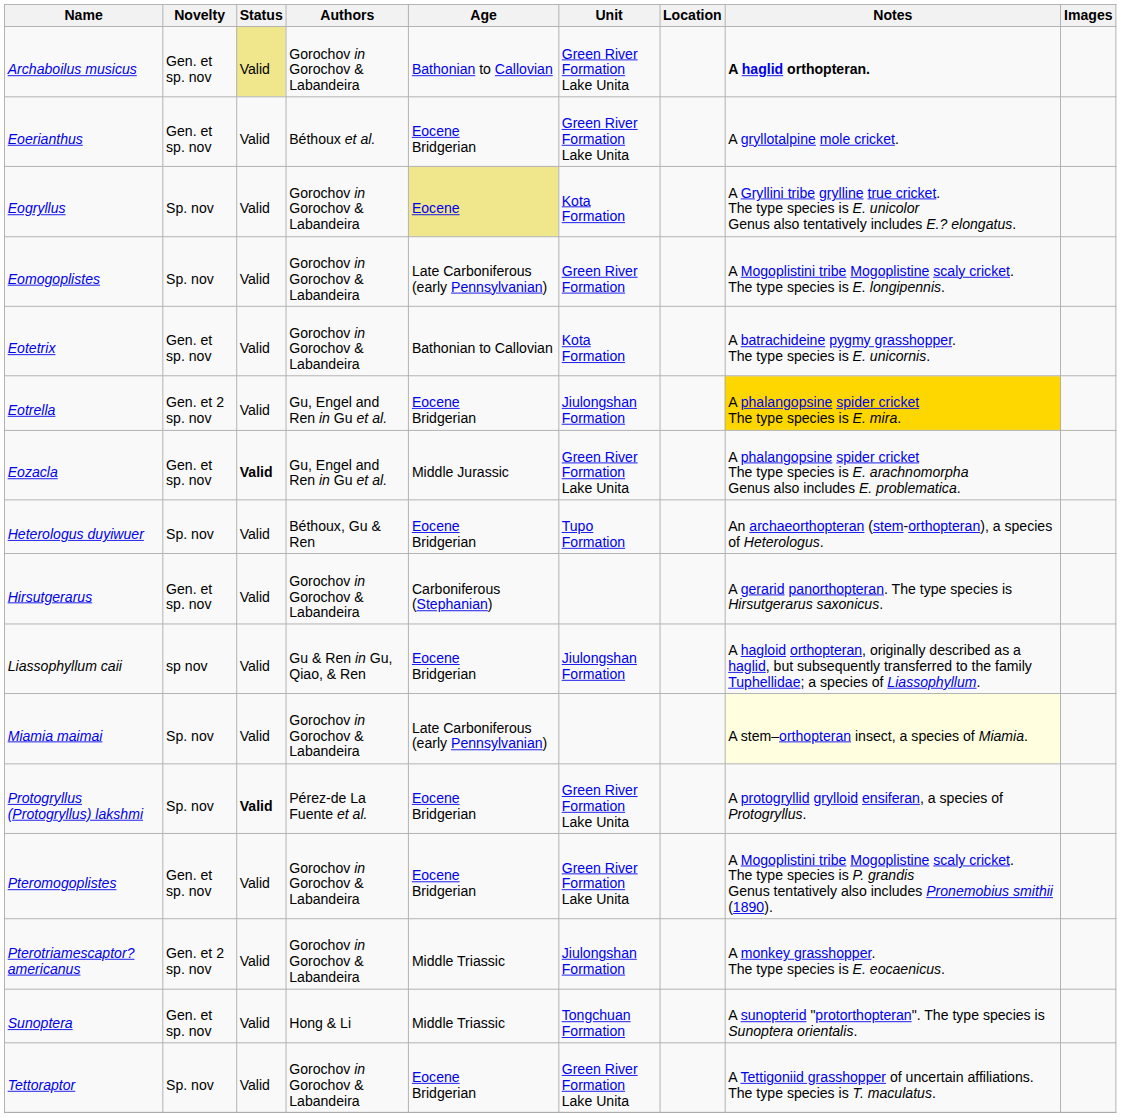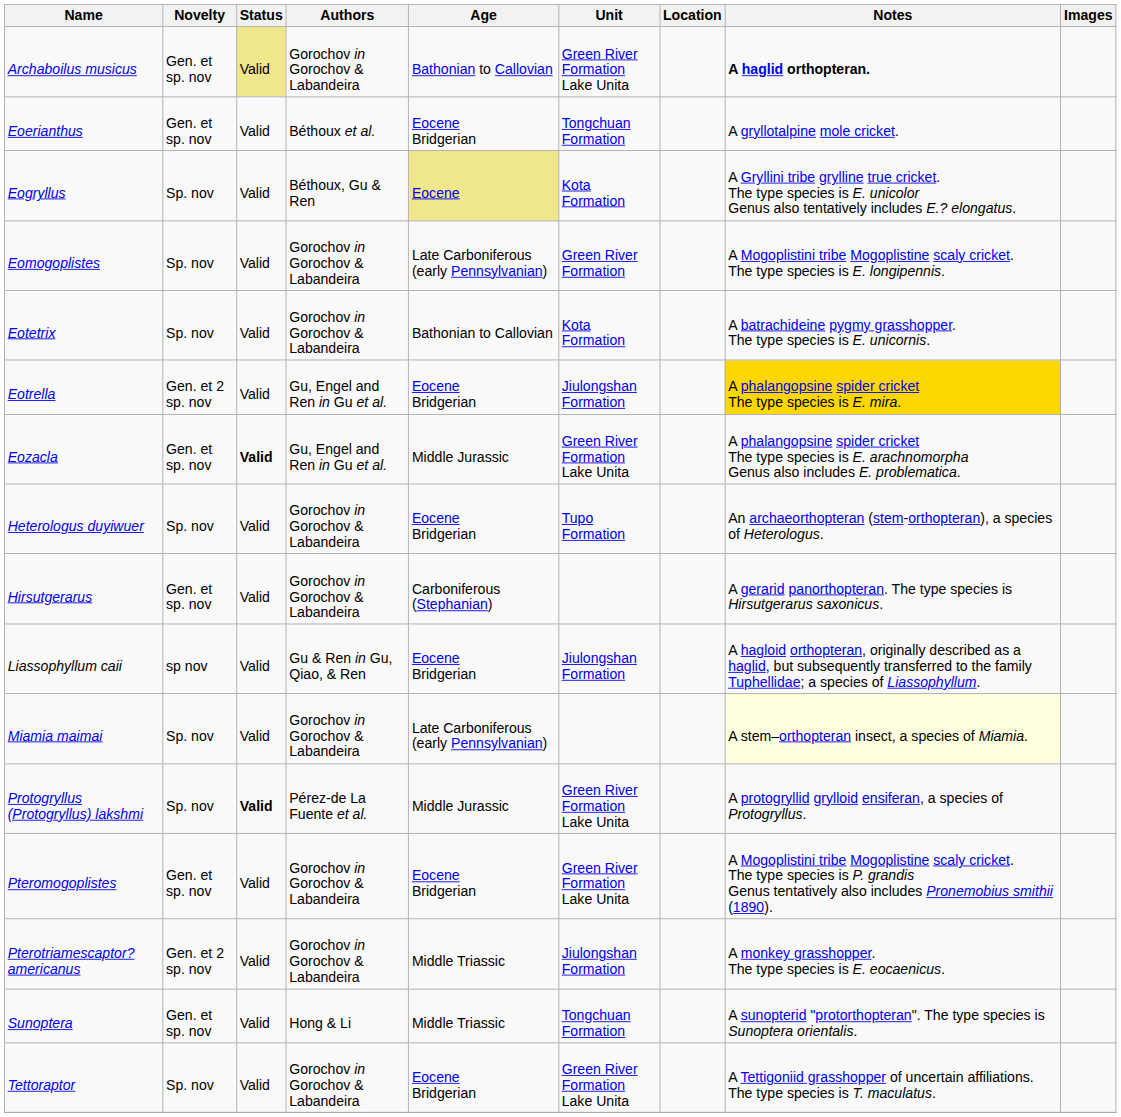(600, 139) Green River Formation Lake Unita -> (596, 131) Tongchuan Formation
(327, 209) Gorochov in Gorochov & Labandeira -> (335, 193) Béthoux, Gu & Ren
(189, 349) Gen. et sp. nov -> (190, 333) Sp. nov
(335, 534) Béthoux, Gu & Ren -> (327, 526) Gorochov in Gorochov & Labandeira
(444, 806) Eocene Bridgerian -> (460, 806) Middle Jurassic
